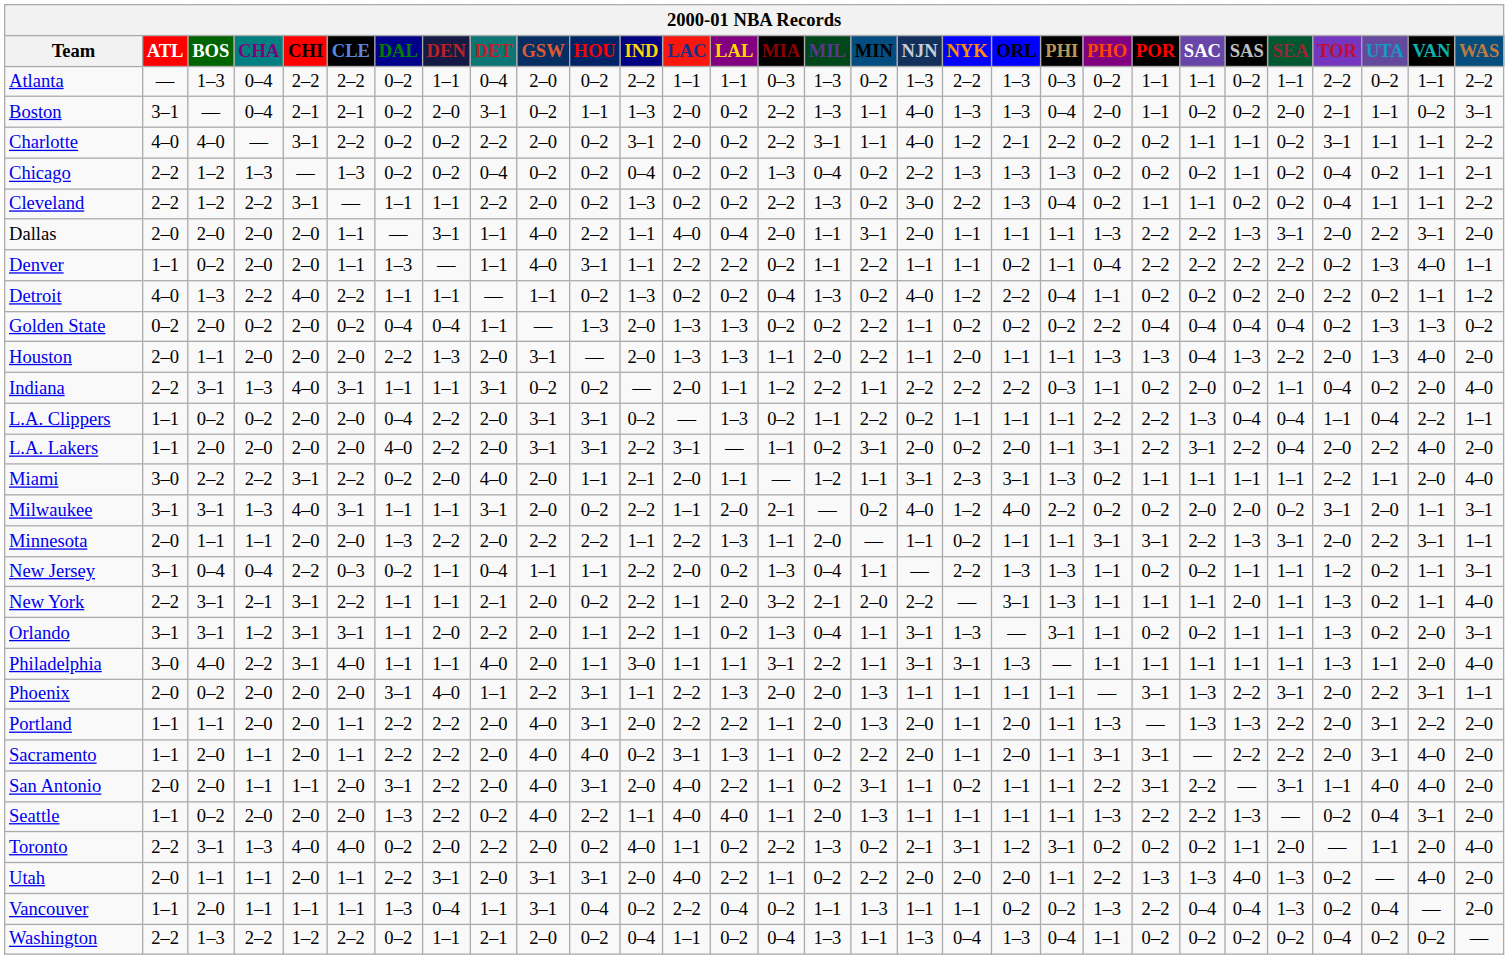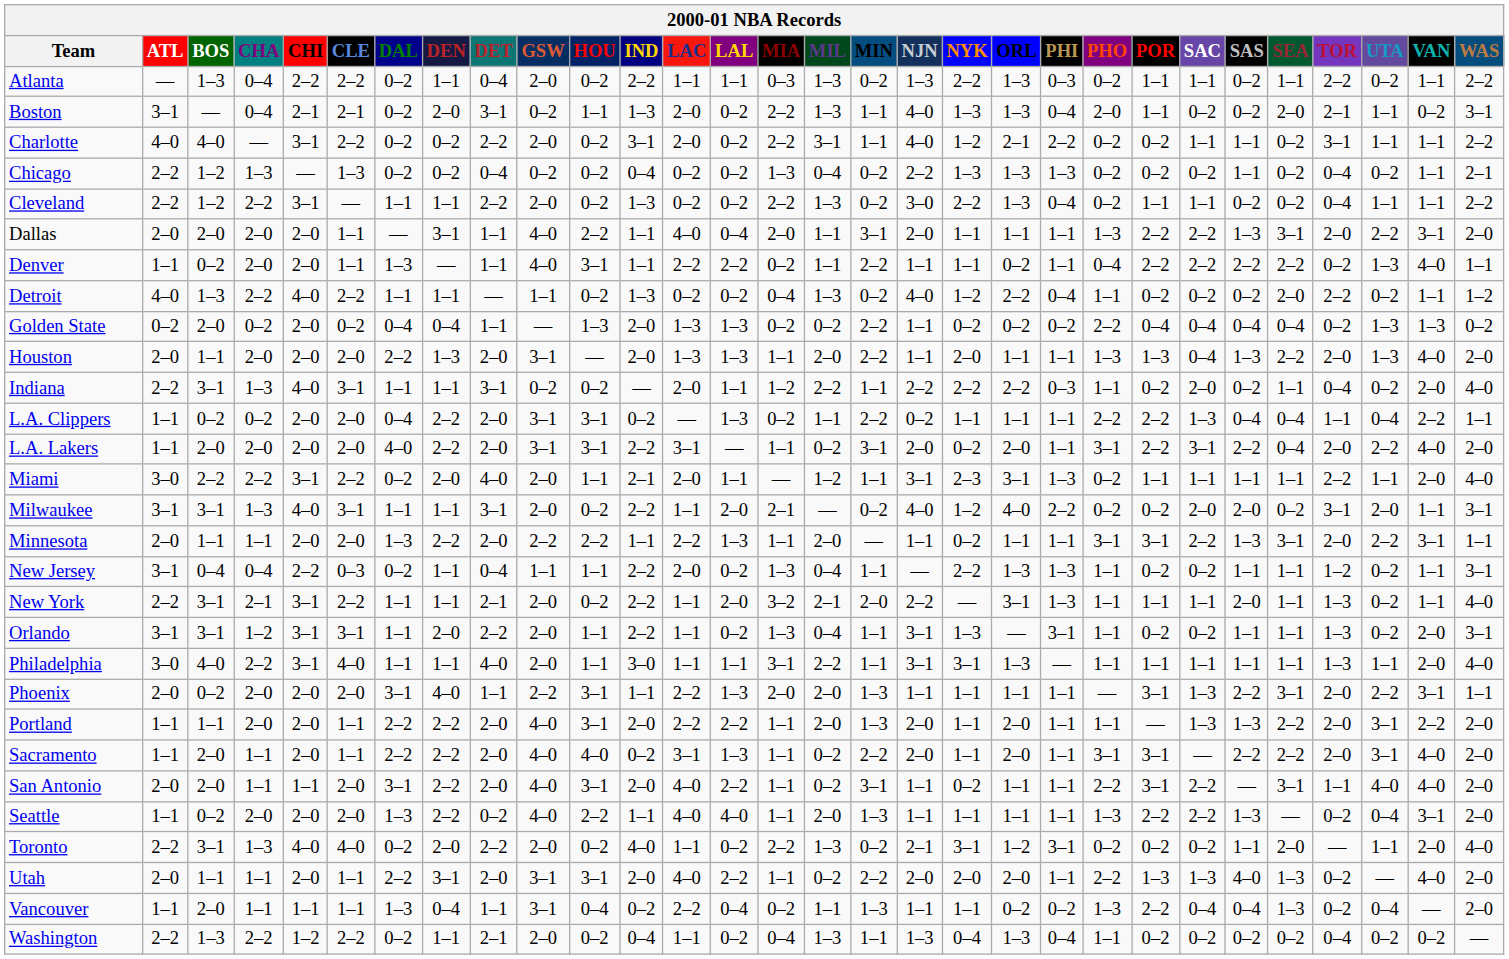(1107, 724) 1–3 -> (1107, 724) 1–1
